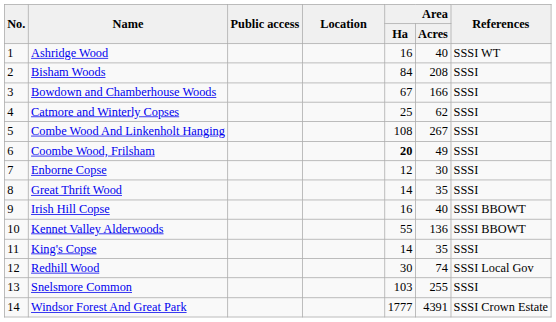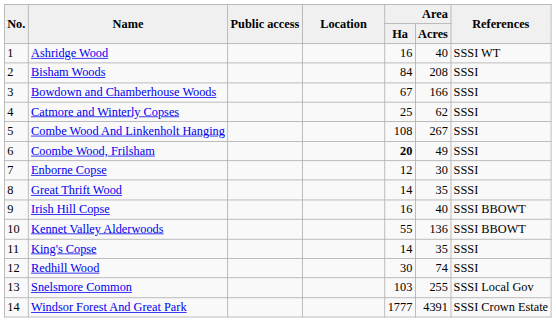(494, 268) SSSI Local Gov -> (466, 268) SSSI
(466, 287) SSSI -> (494, 287) SSSI Local Gov
